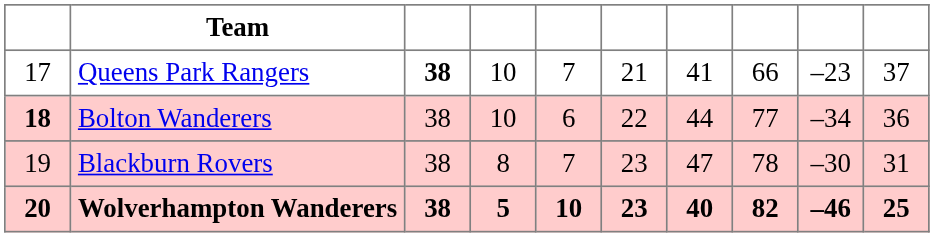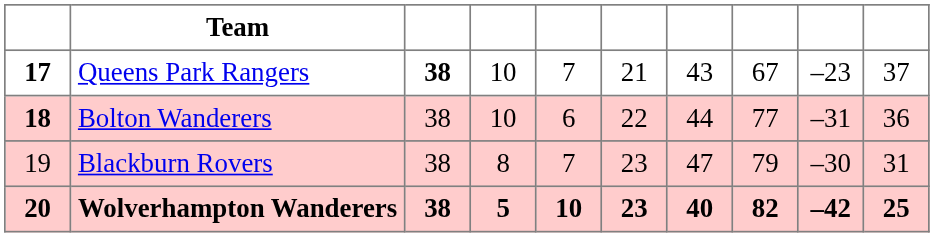(38, 72) normal -> (38, 72) bold
(700, 72) 41 -> (700, 72) 43
(765, 72) 66 -> (765, 72) 67
(831, 117) –34 -> (831, 117) –31
(765, 163) 78 -> (765, 163) 79
(831, 208) –46 -> (831, 208) –42
